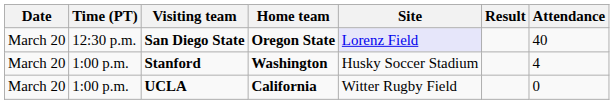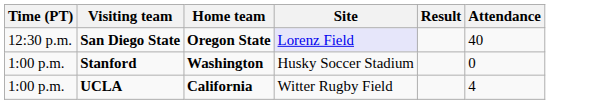- column: (37, 16)
(536, 63) 4 -> (472, 63) 0
(536, 87) 0 -> (472, 87) 4
